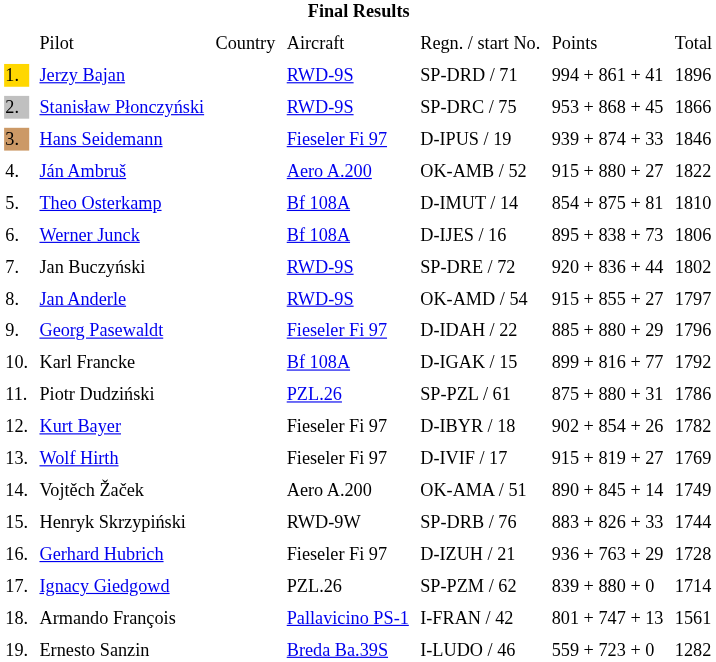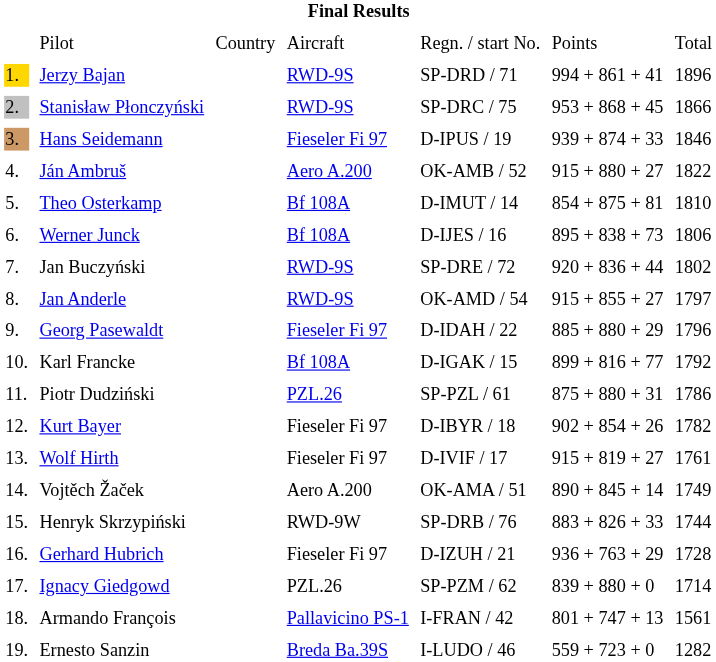(693, 458) 1769 -> (693, 458) 1761
